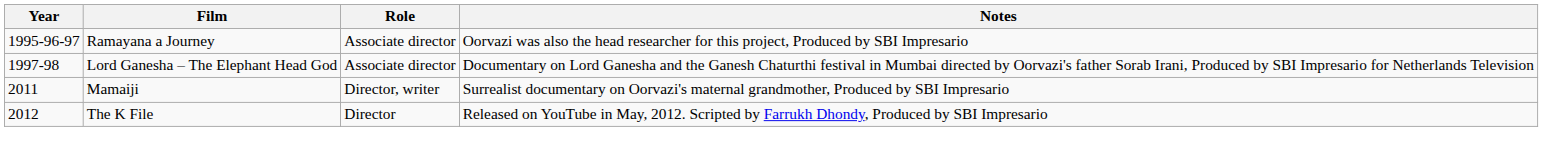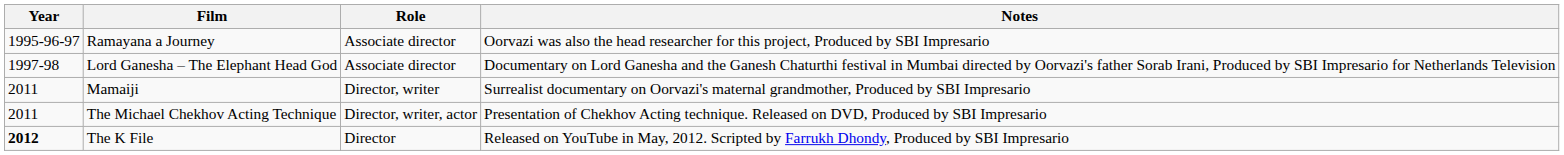+ row: (212, 114)
(23, 114) normal -> (23, 138) bold
